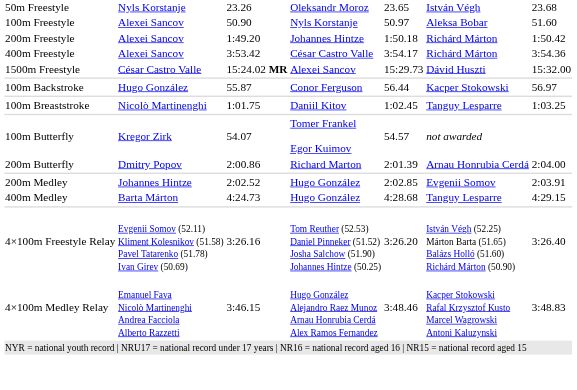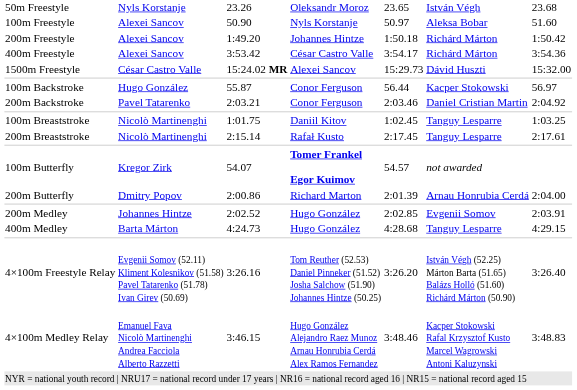+ row: (44, 102)
+ row: (47, 136)
(323, 136) normal -> (326, 167) bold
